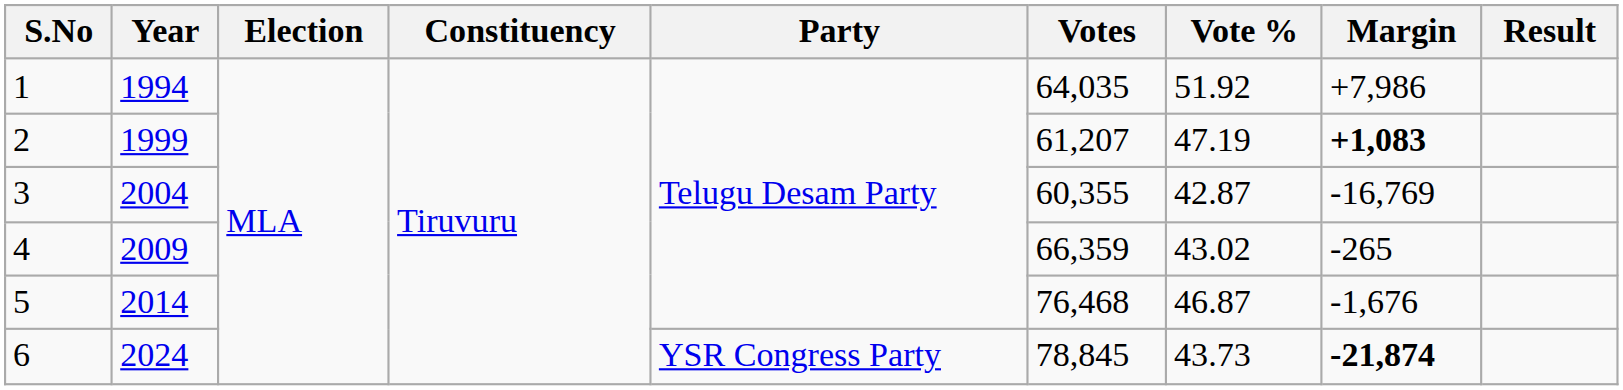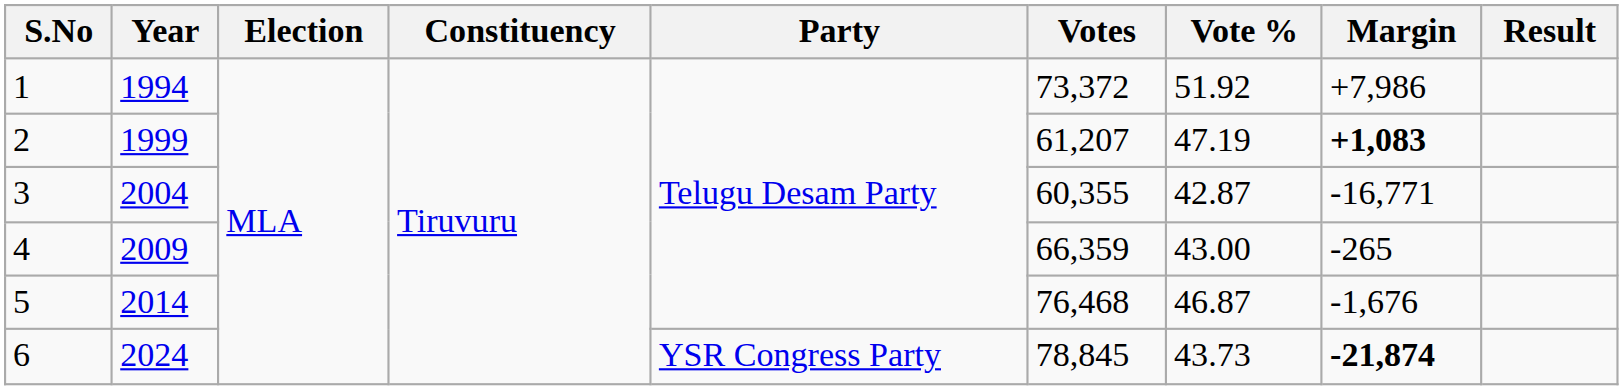(1083, 85) 64,035 -> (1083, 85) 73,372
(1383, 193) -16,769 -> (1383, 193) -16,771
(1212, 247) 43.02 -> (1212, 247) 43.00
